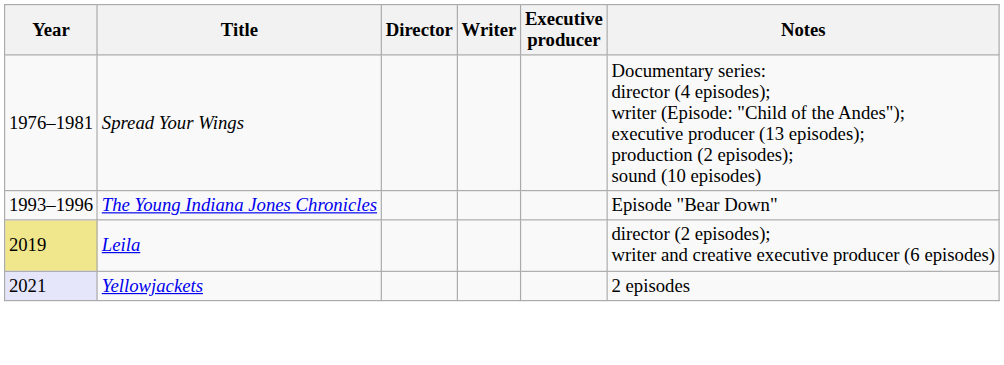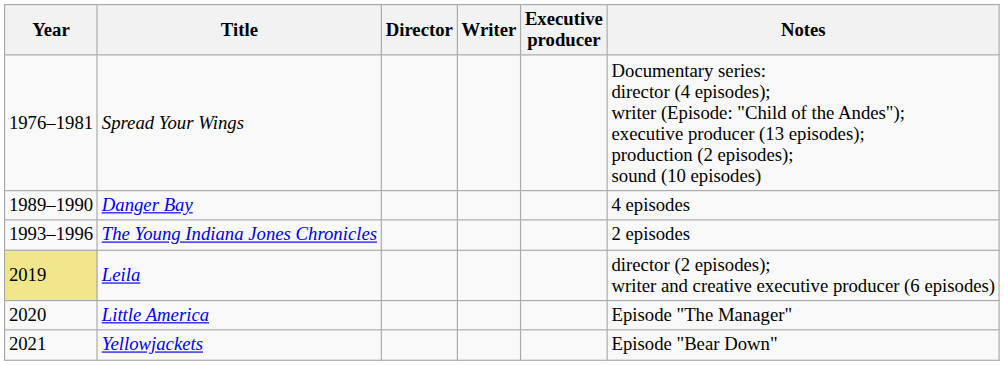+ row: (147, 205)
(695, 205) Episode "Bear Down" -> (651, 234) 2 episodes
+ row: (155, 315)
(28, 285) lavender background -> (28, 344) no background
(651, 285) 2 episodes -> (695, 344) Episode "Bear Down"
